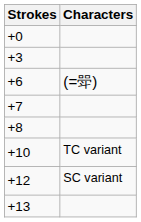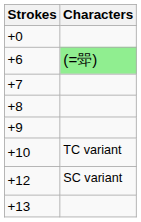- row: (15, 57)
(80, 82) no background -> (80, 61) lightgreen background
+ row: (15, 127)
